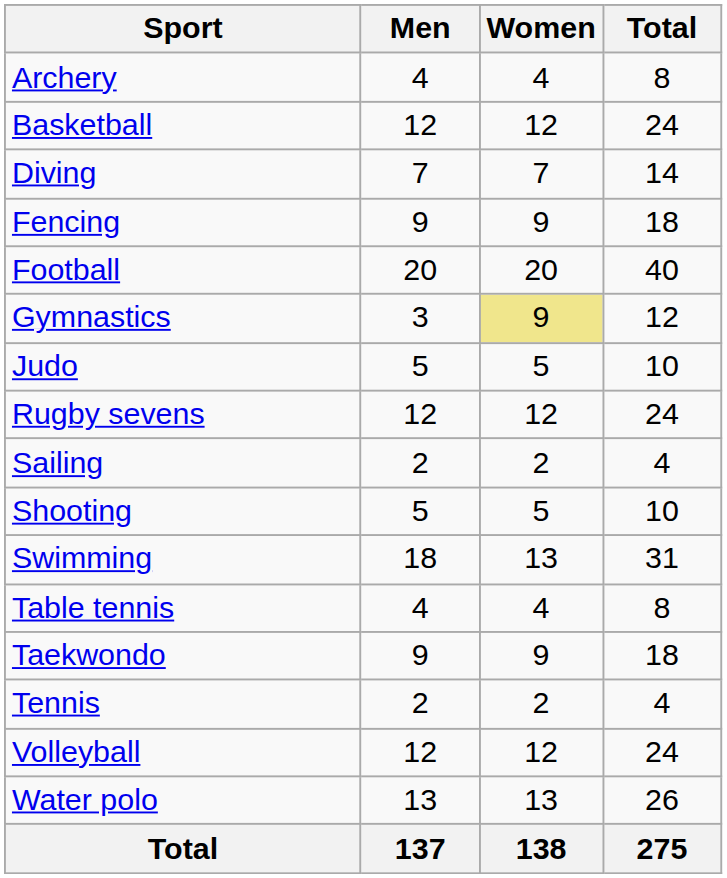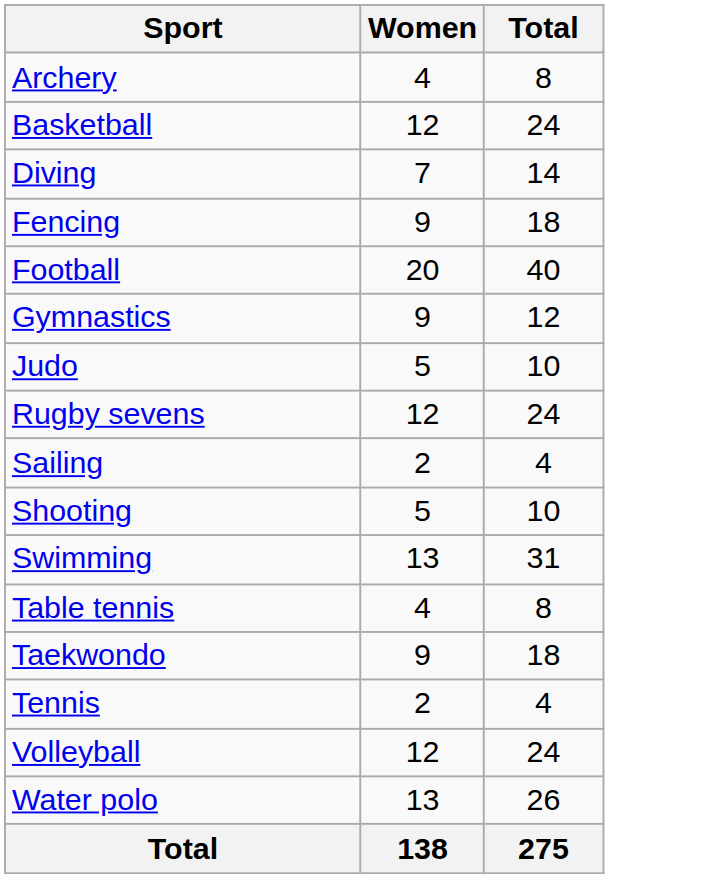- column: (420, 28)
(541, 317) khaki background -> (423, 317) no background
